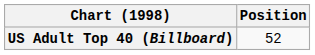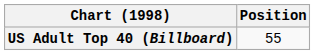(273, 39) 52 -> (273, 39) 55
